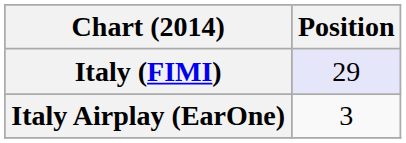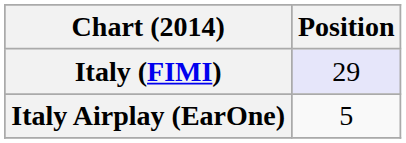(346, 115) 3 -> (346, 115) 5
